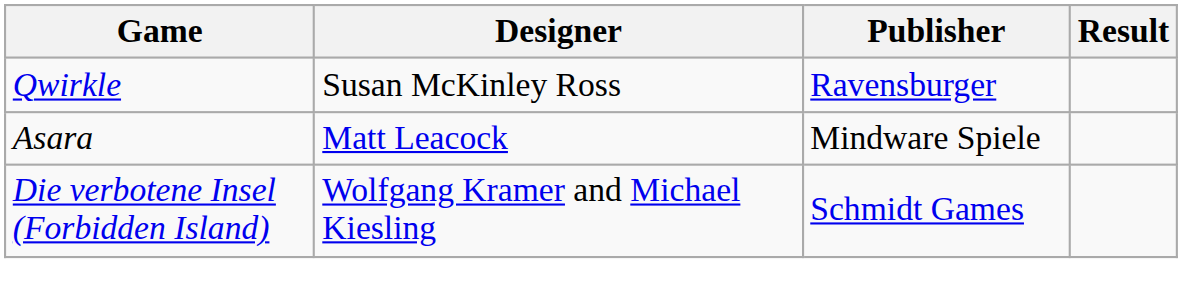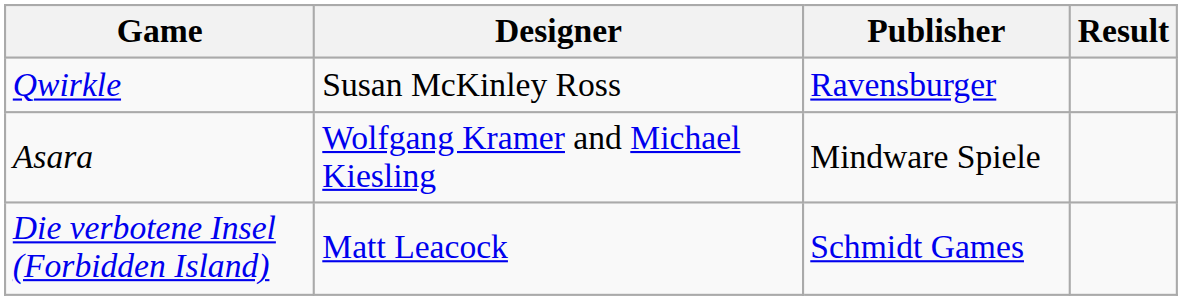(415, 137) Matt Leacock -> (531, 156) Wolfgang Kramer and Michael Kiesling
(531, 209) Wolfgang Kramer and Michael Kiesling -> (415, 247) Matt Leacock
